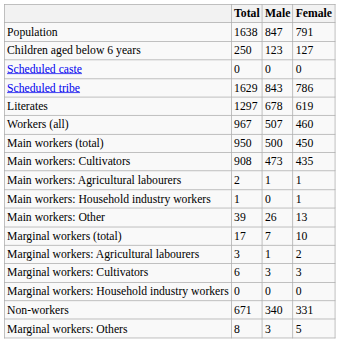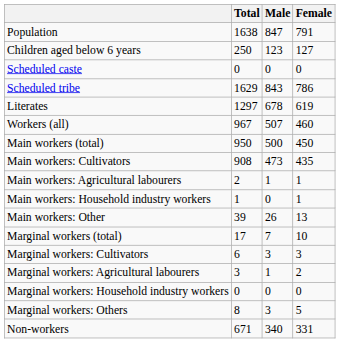rows swapped: (78, 273) <-> (103, 254)
rows swapped: (67, 328) <-> (38, 310)
